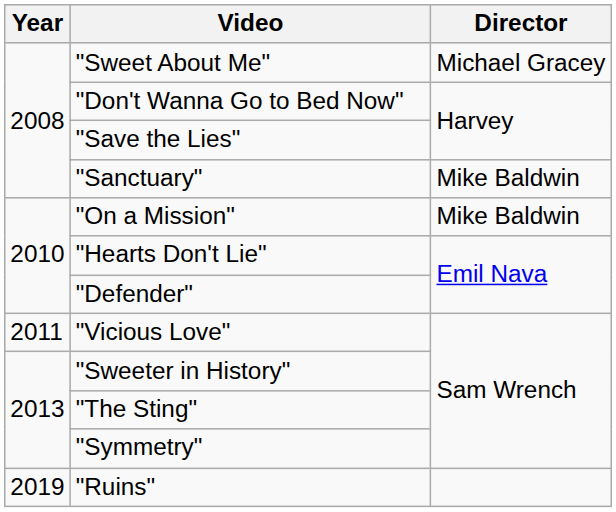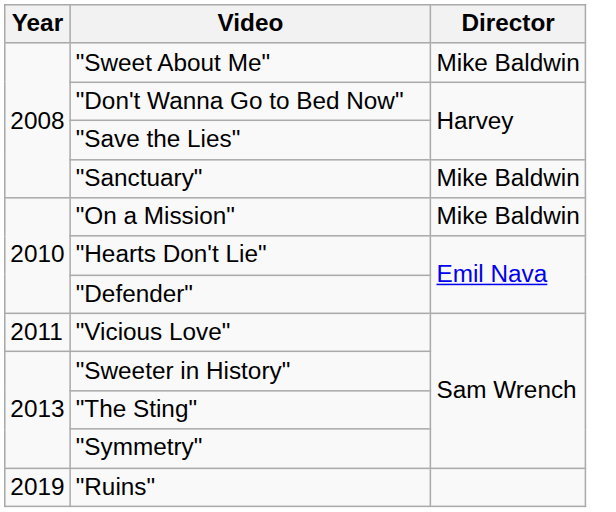(521, 62) Michael Gracey -> (508, 62) Mike Baldwin
